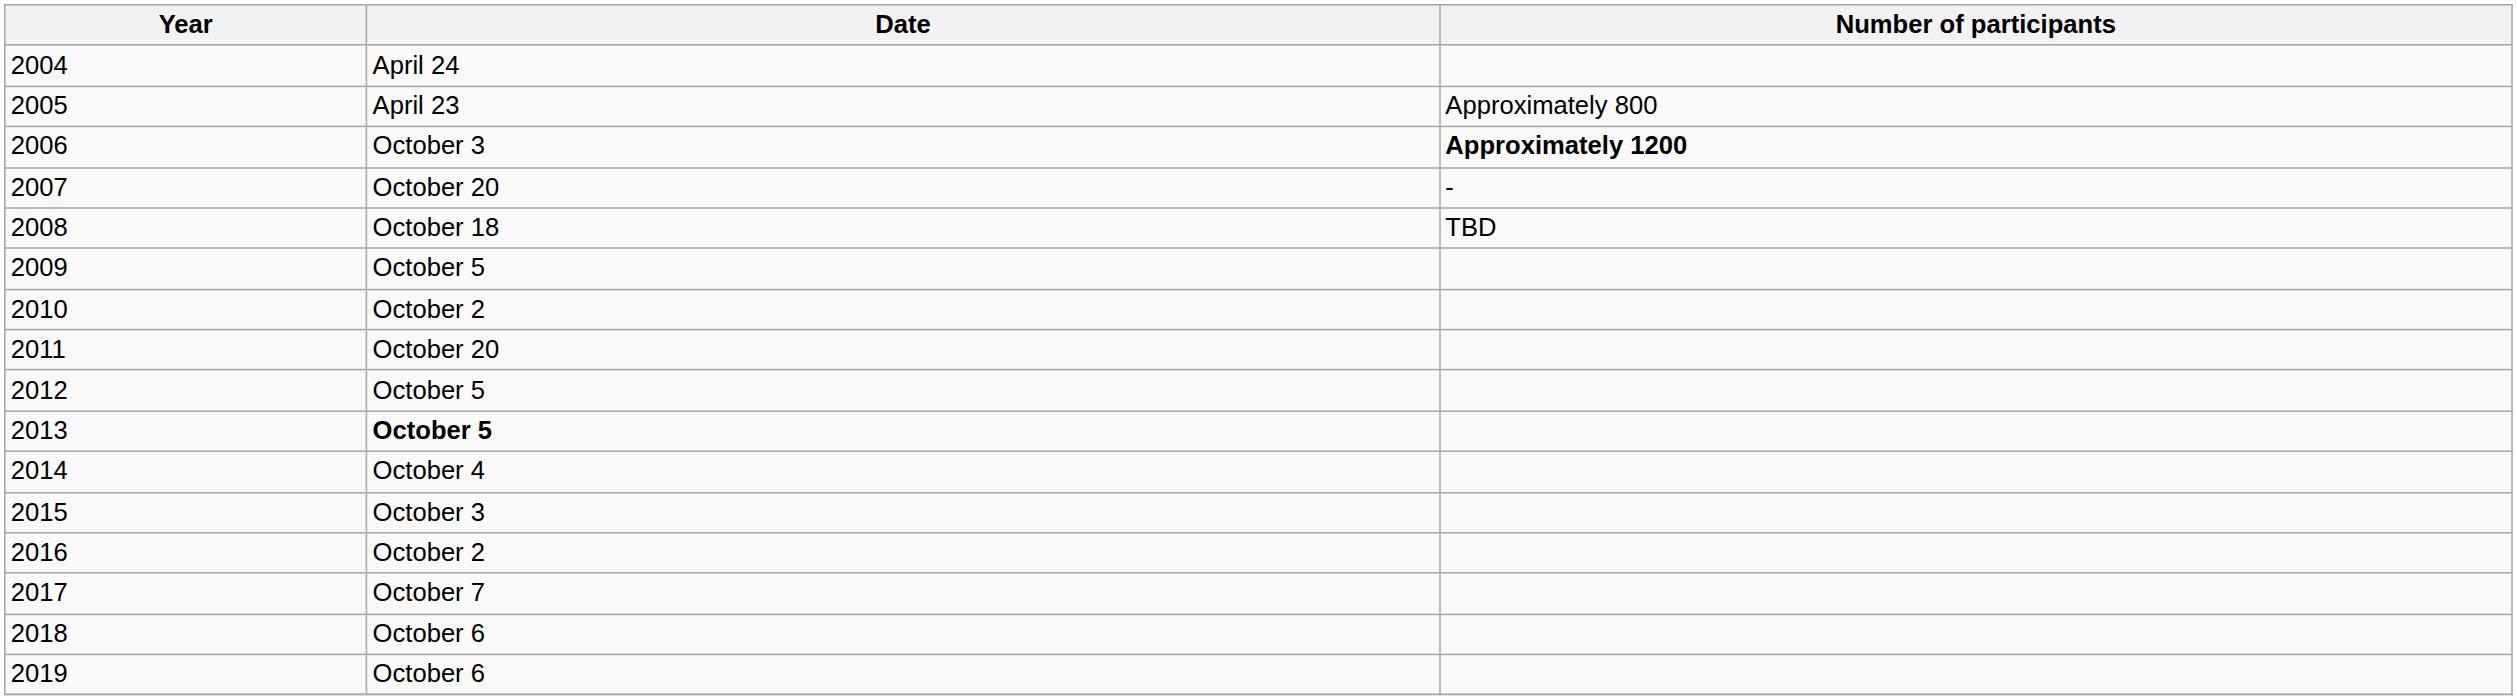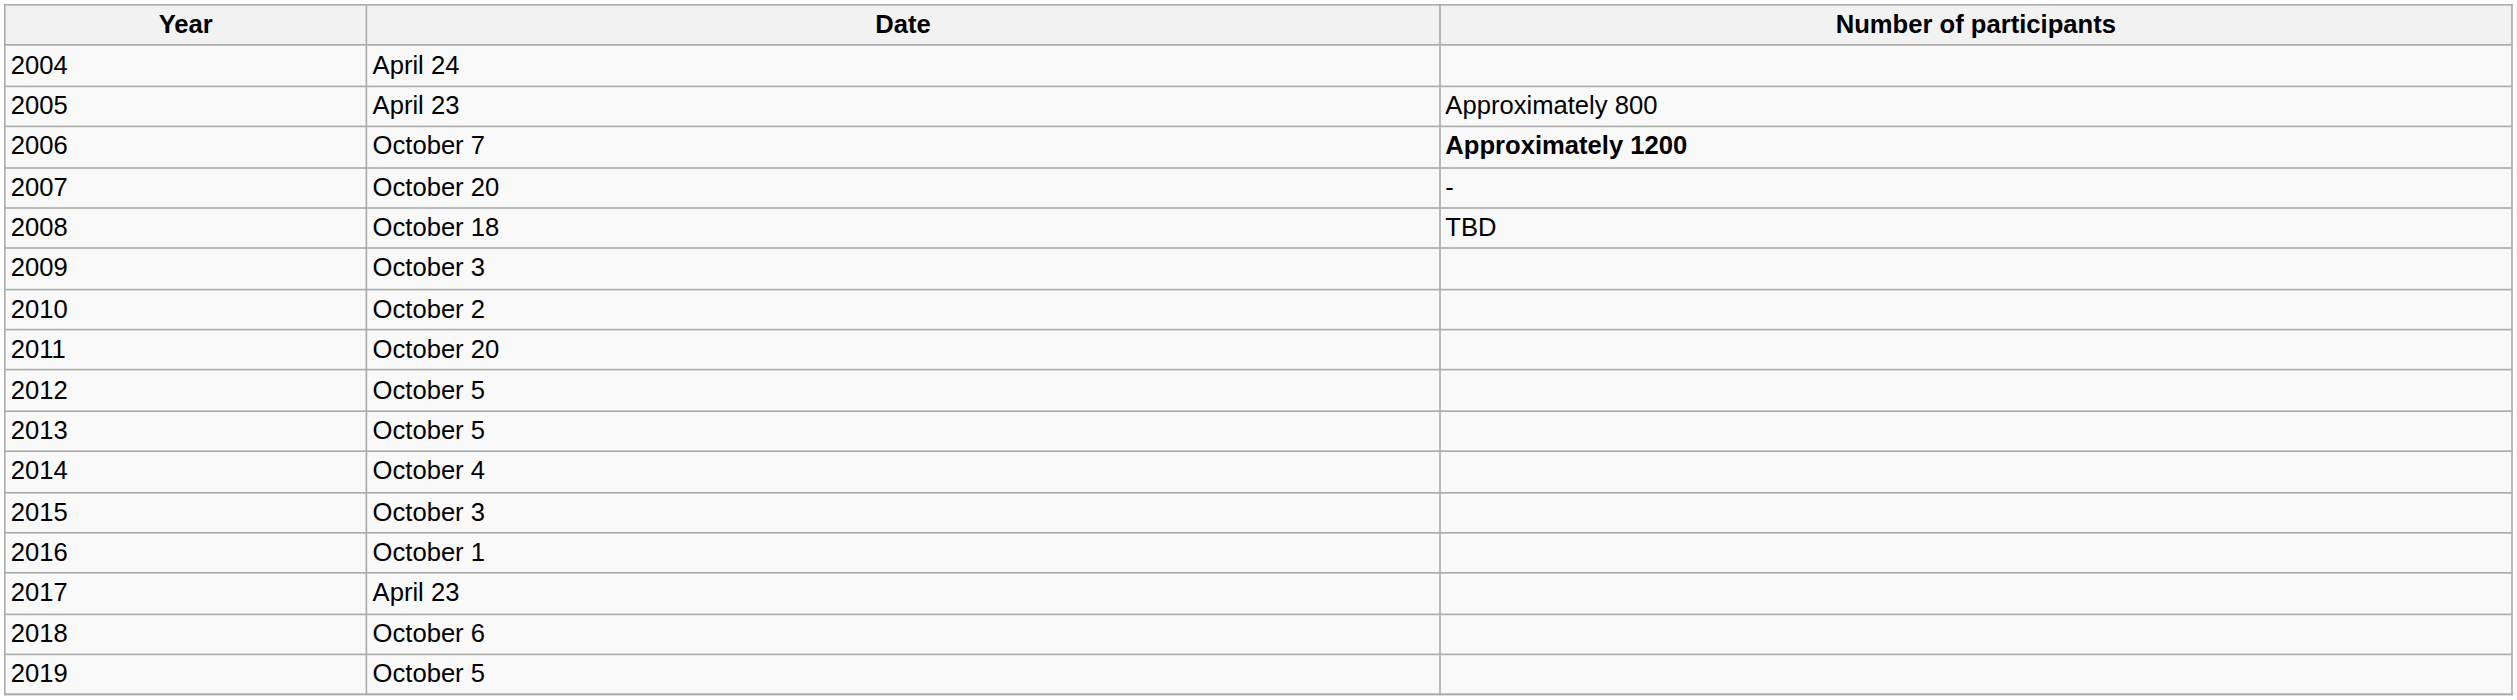(429, 146) October 3 -> (429, 146) October 7
(429, 268) October 5 -> (429, 268) October 3
(432, 430) bold -> (429, 430) normal
(429, 552) October 2 -> (429, 552) October 1
(429, 593) October 7 -> (416, 593) April 23
(429, 674) October 6 -> (429, 674) October 5
